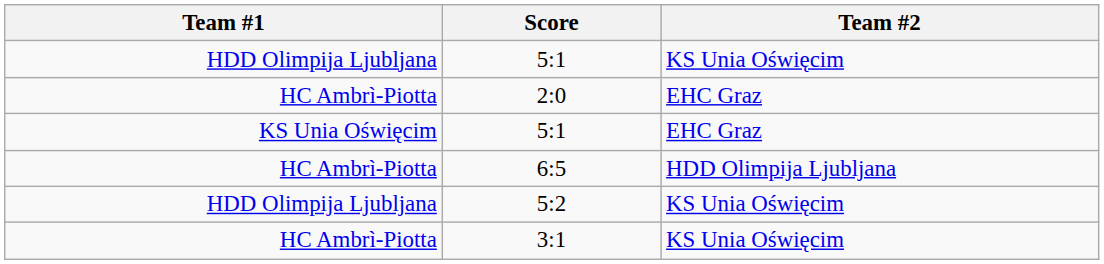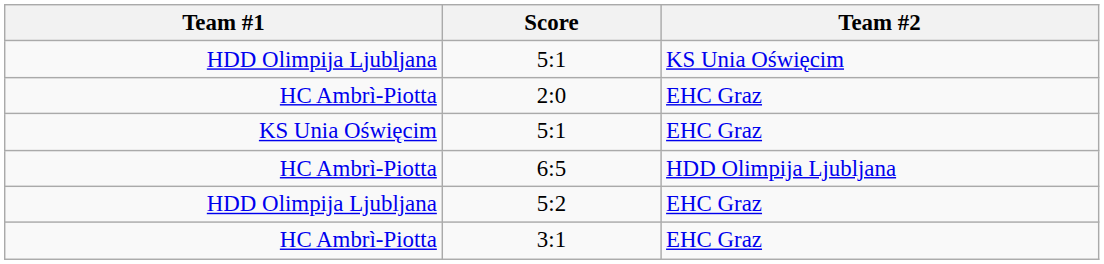(755, 204) KS Unia Oświęcim -> (714, 204) EHC Graz
(755, 240) KS Unia Oświęcim -> (714, 240) EHC Graz
